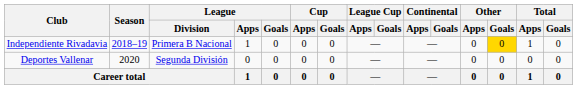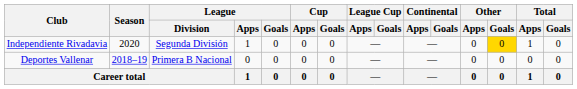(129, 44) 2018–19 -> (129, 44) 2020
(192, 44) Primera B Nacional -> (192, 44) Segunda División
(129, 60) 2020 -> (129, 60) 2018–19
(192, 60) Segunda División -> (192, 60) Primera B Nacional
